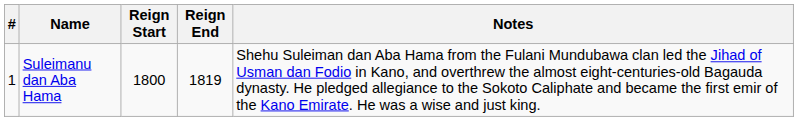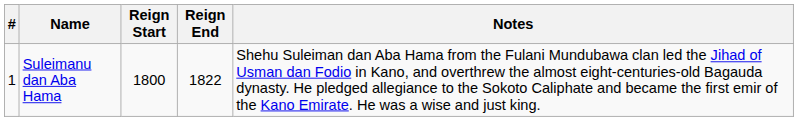(205, 80) 1819 -> (205, 80) 1822
